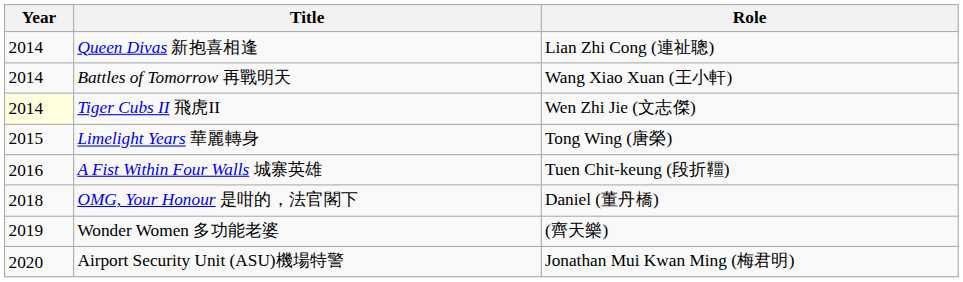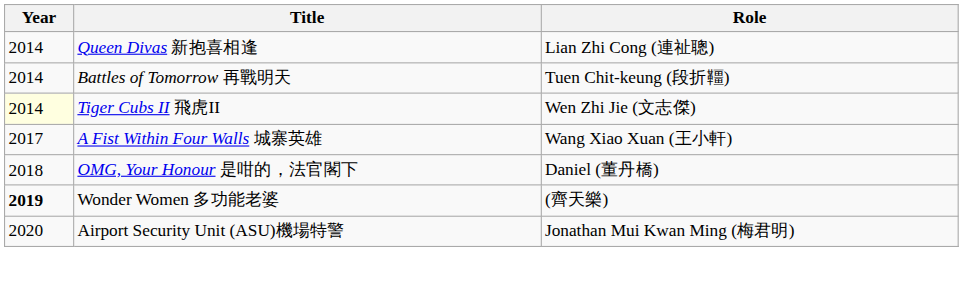(639, 77) Wang Xiao Xuan (王小軒) -> (637, 77) Tuen Chit-keung (段折韁)
- row: (168, 138)
(26, 169) 2016 -> (26, 139) 2017
(637, 169) Tuen Chit-keung (段折韁) -> (639, 138) Wang Xiao Xuan (王小軒)
(26, 231) normal -> (26, 200) bold
